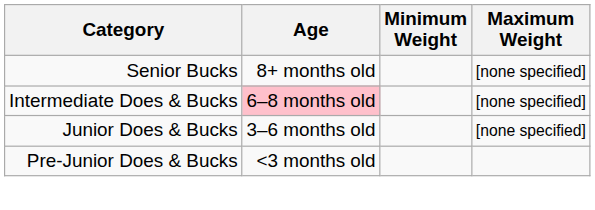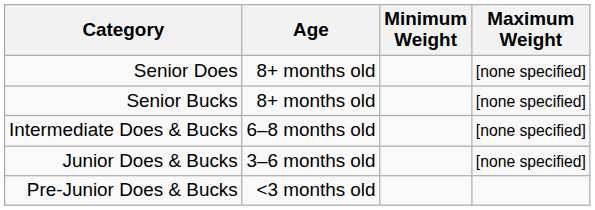+ row: (186, 70)
(311, 100) pink background -> (311, 130) no background
